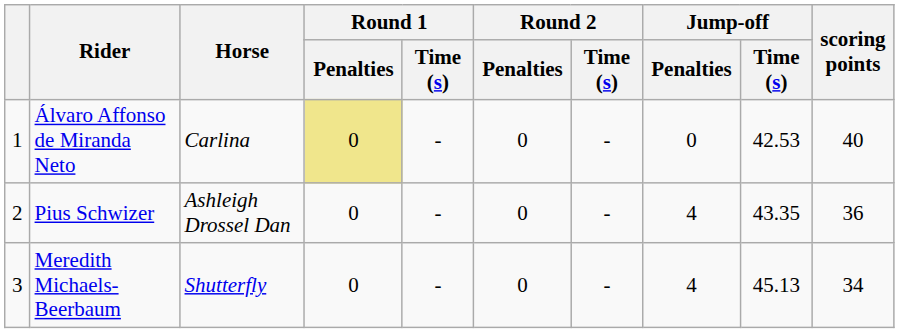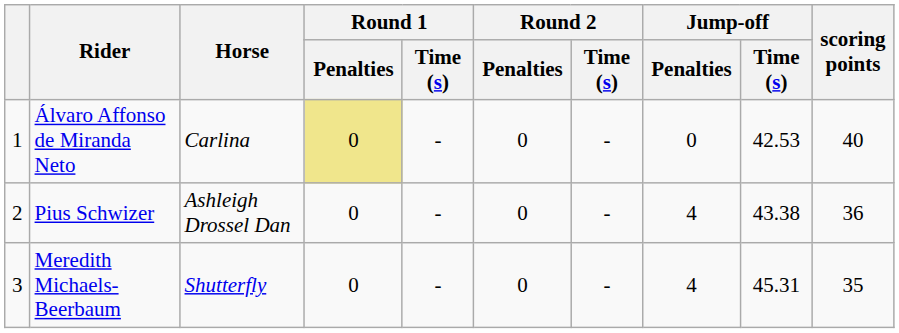(776, 213) 43.35 -> (776, 213) 43.38
(776, 285) 45.13 -> (776, 285) 45.31
(853, 285) 34 -> (853, 285) 35
